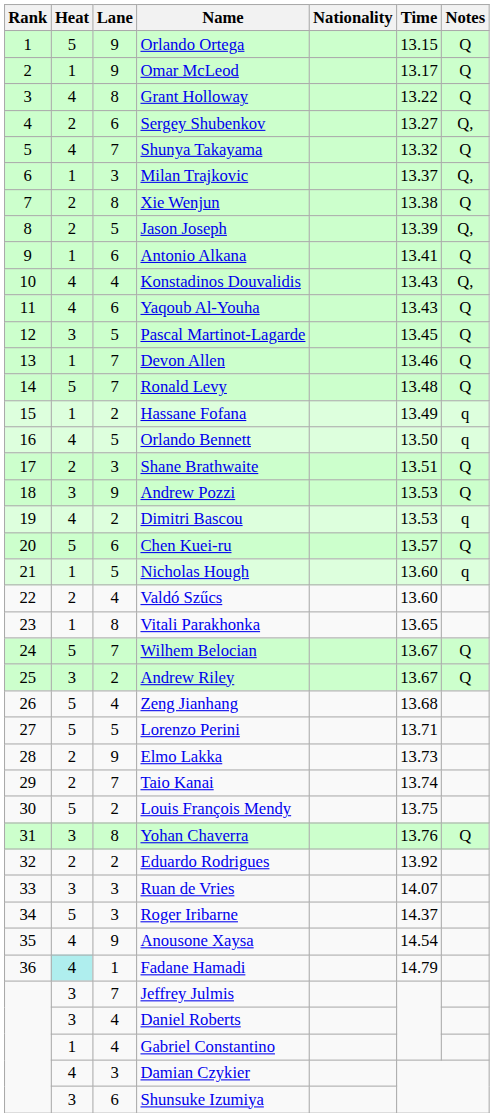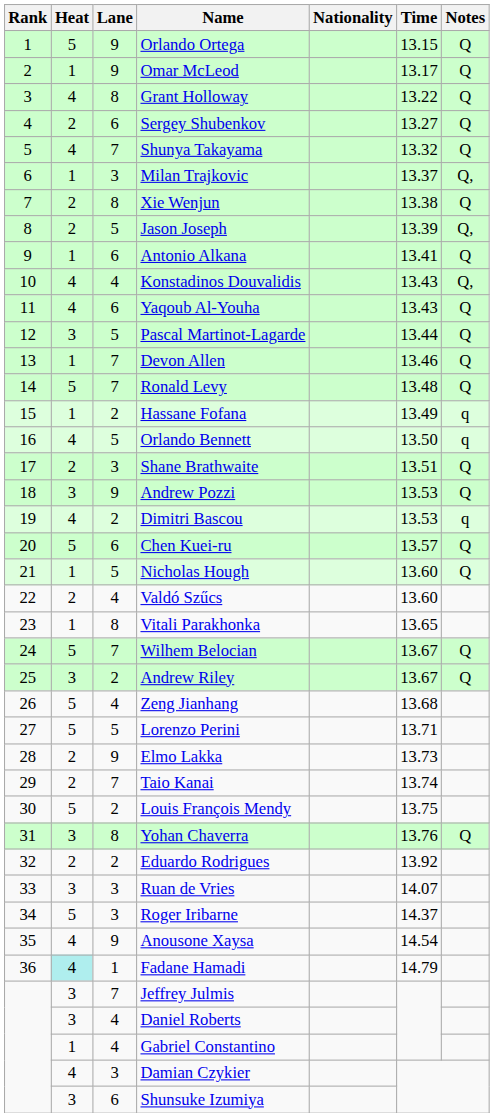(465, 123) Q, -> (465, 123) Q
(419, 334) 13.45 -> (419, 334) 13.44
(465, 571) q -> (465, 571) Q
